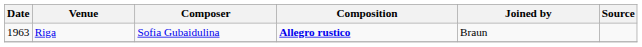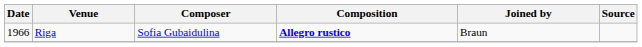(18, 32) 1963 -> (18, 32) 1966
